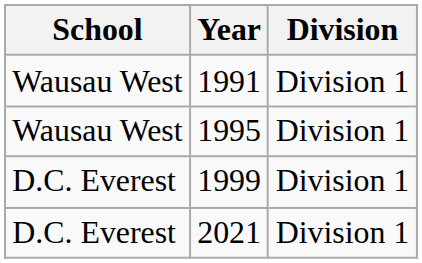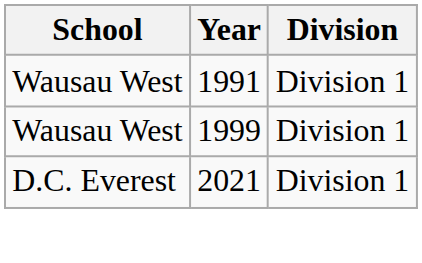- row: (229, 130)
(94, 181) D.C. Everest -> (97, 130) Wausau West
